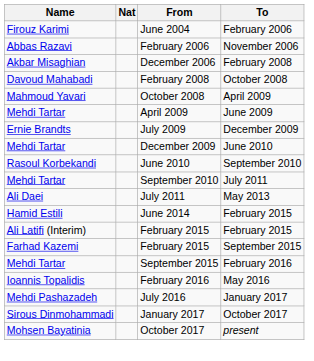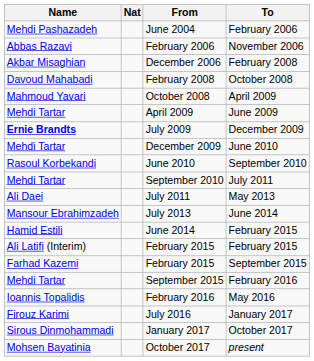(38, 29) Firouz Karimi -> (52, 29) Mehdi Pashazadeh
(39, 130) normal -> (41, 130) bold
+ row: (168, 213)
(52, 297) Mehdi Pashazadeh -> (38, 314) Firouz Karimi
